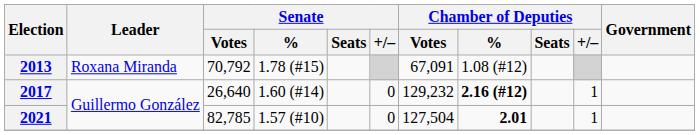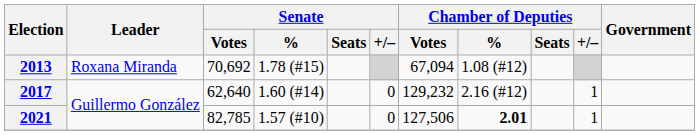(229, 67) 70,792 -> (229, 67) 70,692
(432, 67) 67,091 -> (432, 67) 67,094
(229, 92) 26,640 -> (229, 92) 62,640
(494, 92) bold -> (494, 92) normal
(428, 117) 127,504 -> (428, 117) 127,506
